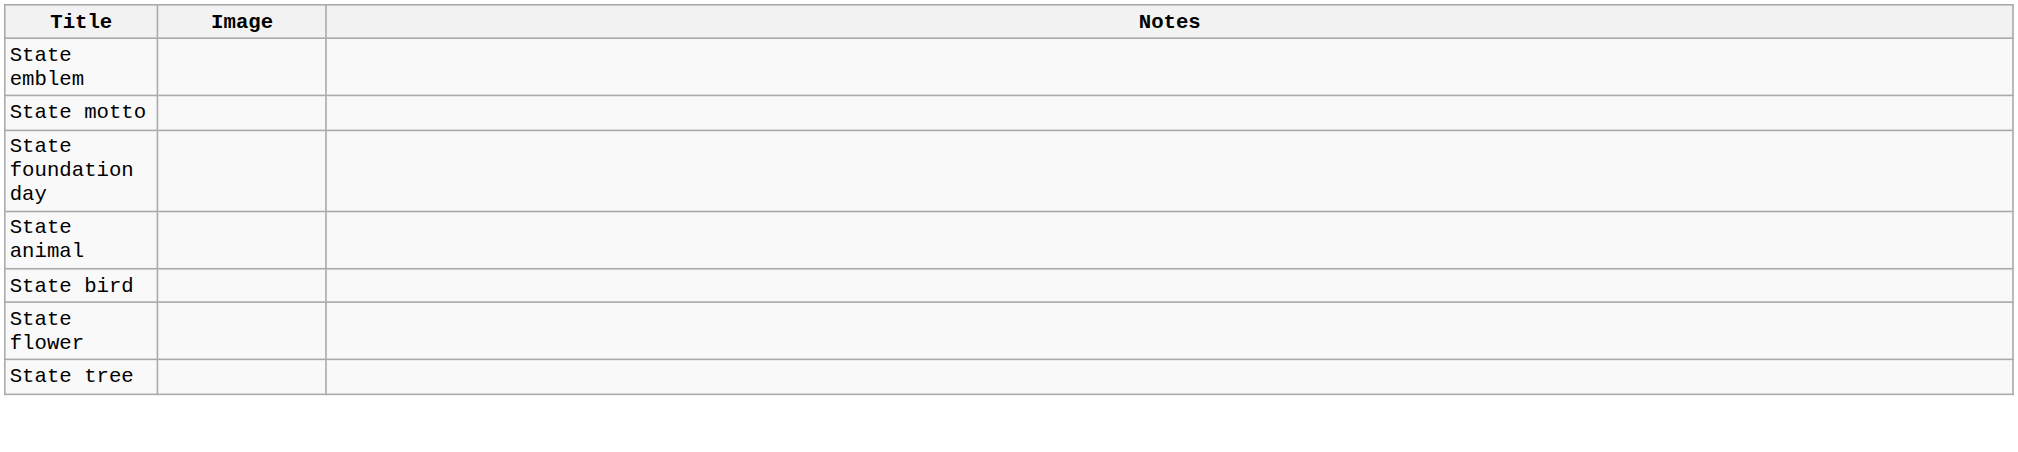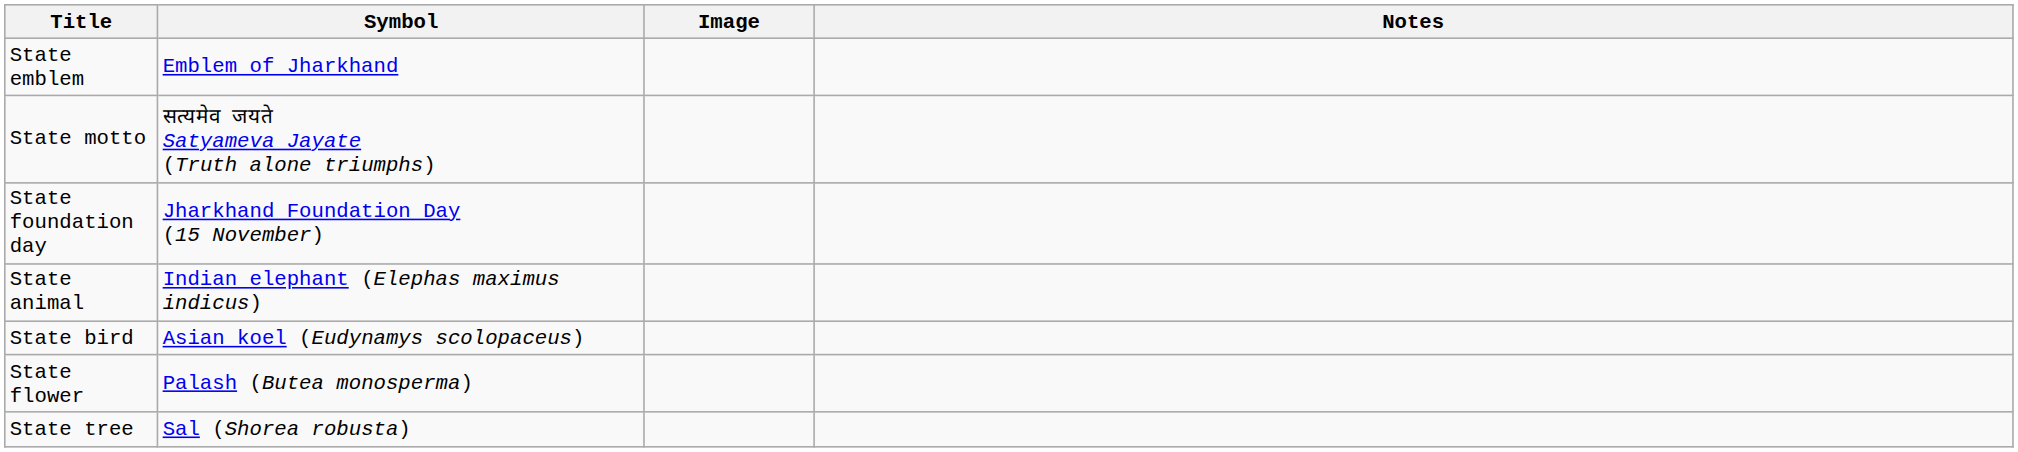+ column: (401, 22)
